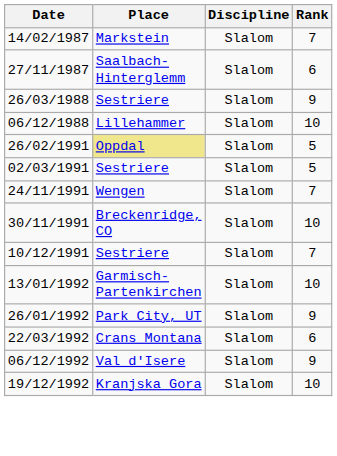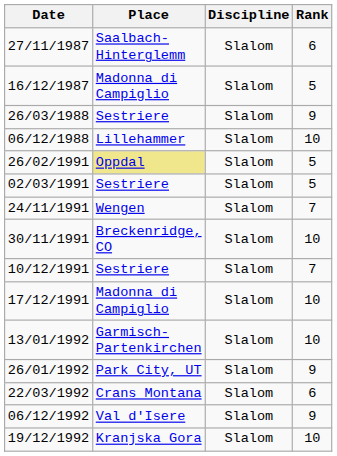- row: (49, 38)
+ row: (49, 86)
+ row: (49, 301)
